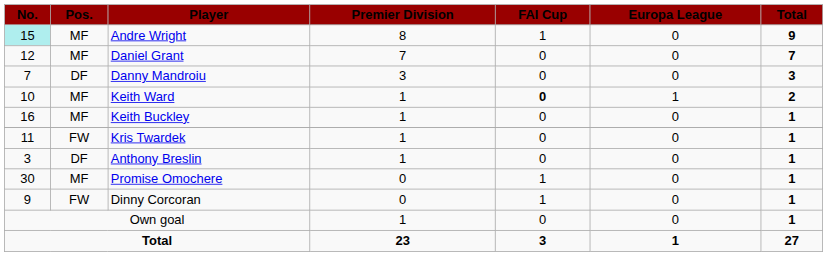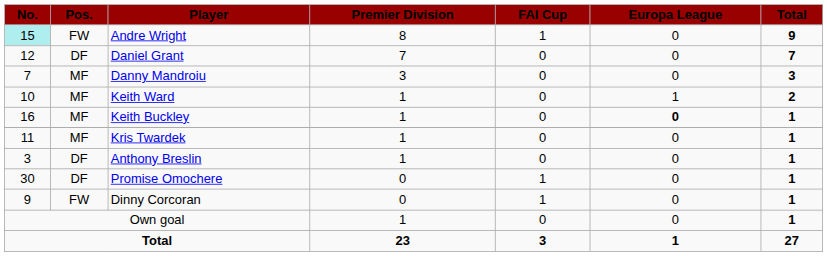(79, 35) MF -> (79, 35) FW
(79, 55) MF -> (79, 55) DF
(79, 76) DF -> (79, 76) MF
(543, 96) bold -> (543, 96) normal
(675, 117) normal -> (675, 117) bold
(79, 138) FW -> (79, 138) MF
(79, 179) MF -> (79, 179) DF
